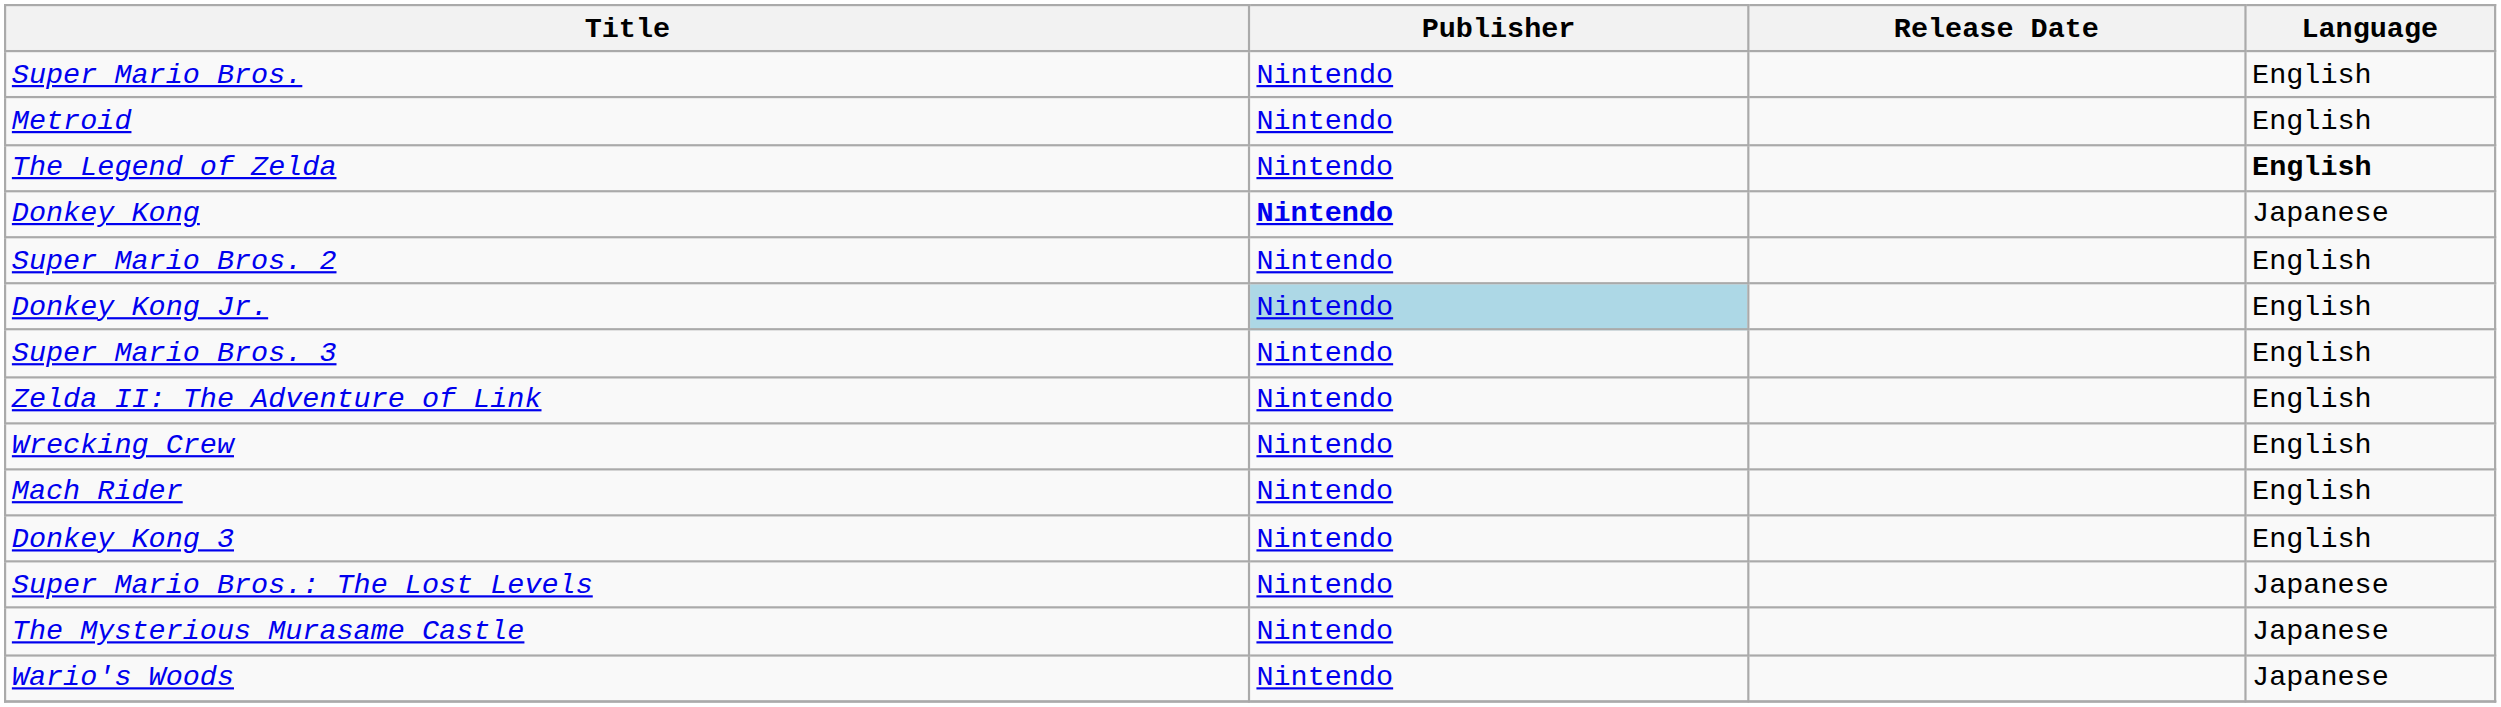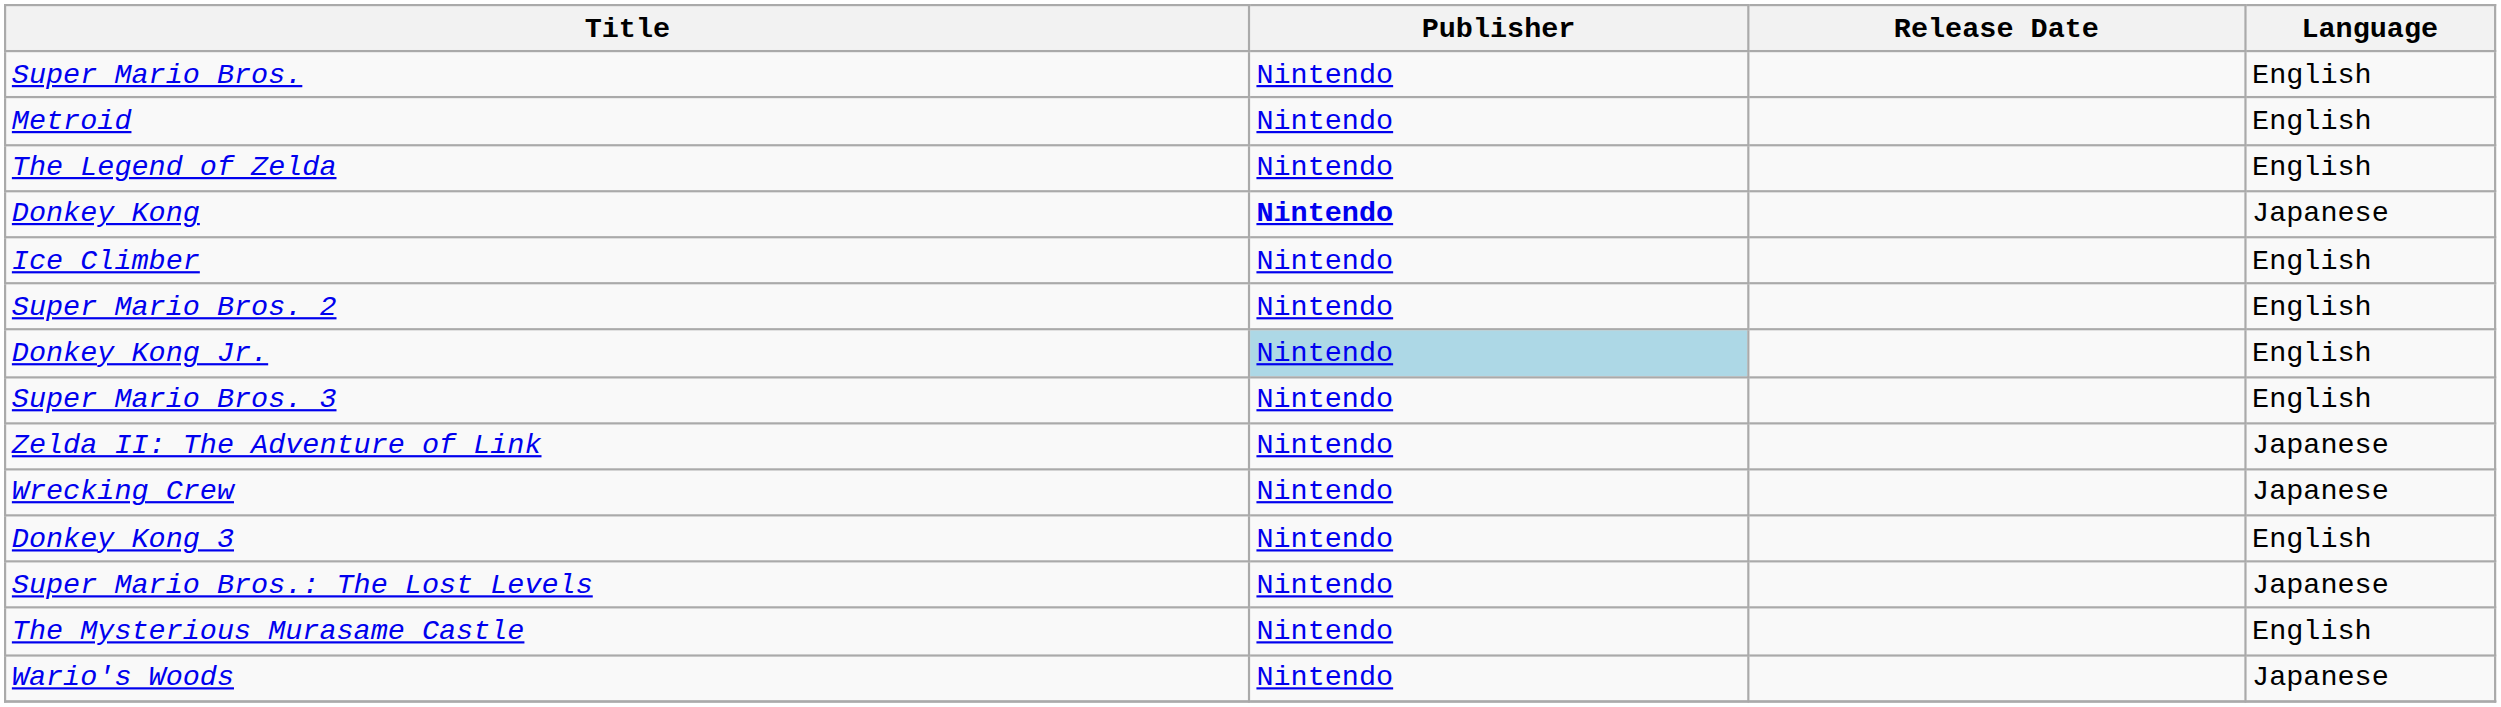(2312, 167) bold -> (2312, 167) normal
+ row: (106, 260)
(2312, 400) English -> (2320, 446) Japanese
(2312, 446) English -> (2320, 492) Japanese
- row: (97, 492)
(2320, 632) Japanese -> (2312, 632) English
